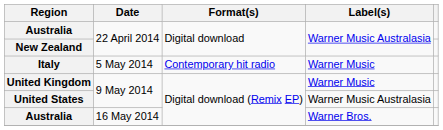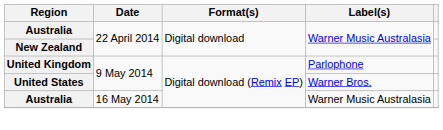- row: (49, 64)
(341, 82) Warner Music -> (336, 64) Parlophone
(369, 99) Warner Music Australasia -> (340, 82) Warner Bros.
(340, 116) Warner Bros. -> (369, 99) Warner Music Australasia
